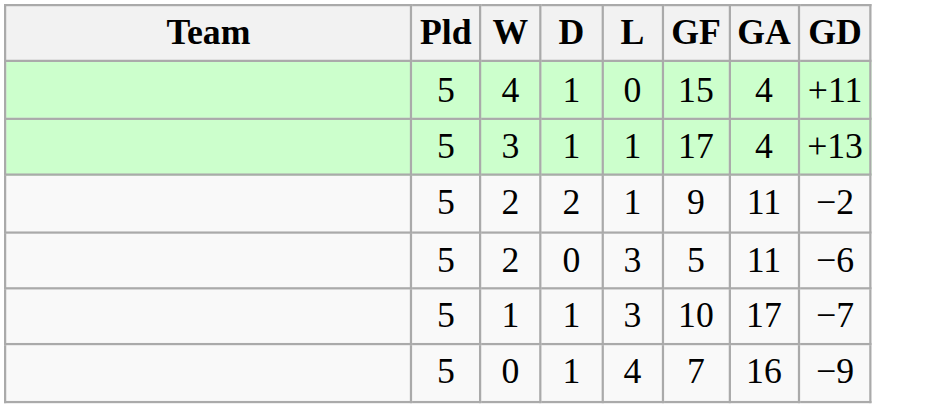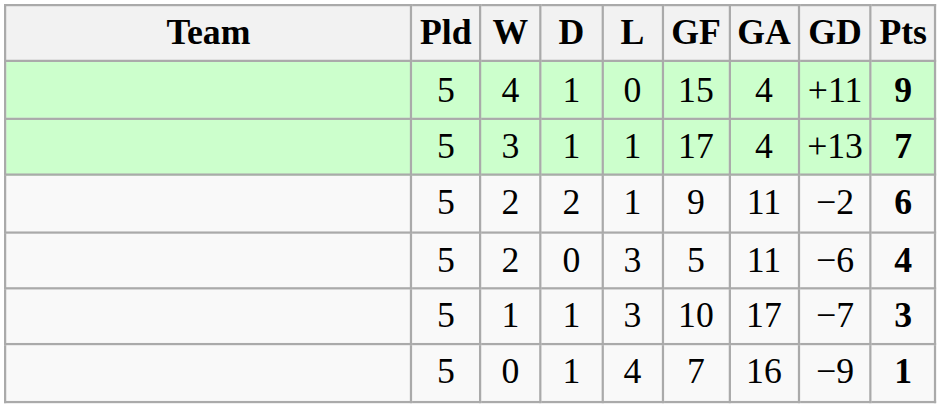+ column: (903, 32)
